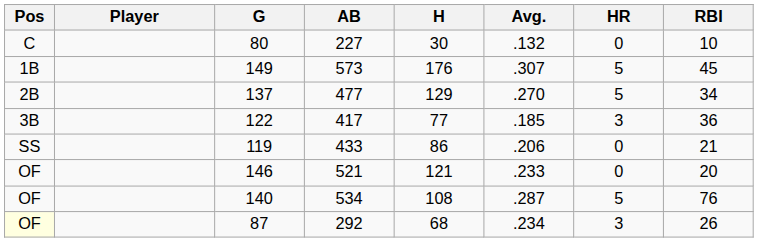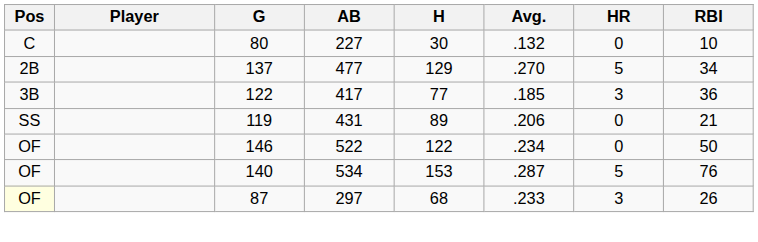- row: (259, 69)
(349, 146) 433 -> (349, 120) 431
(439, 146) 86 -> (439, 120) 89
(349, 172) 521 -> (349, 146) 522
(439, 172) 121 -> (439, 146) 122
(529, 172) .233 -> (529, 146) .234
(709, 172) 20 -> (709, 146) 50
(439, 198) 108 -> (439, 172) 153
(349, 224) 292 -> (349, 198) 297
(529, 224) .234 -> (529, 198) .233
